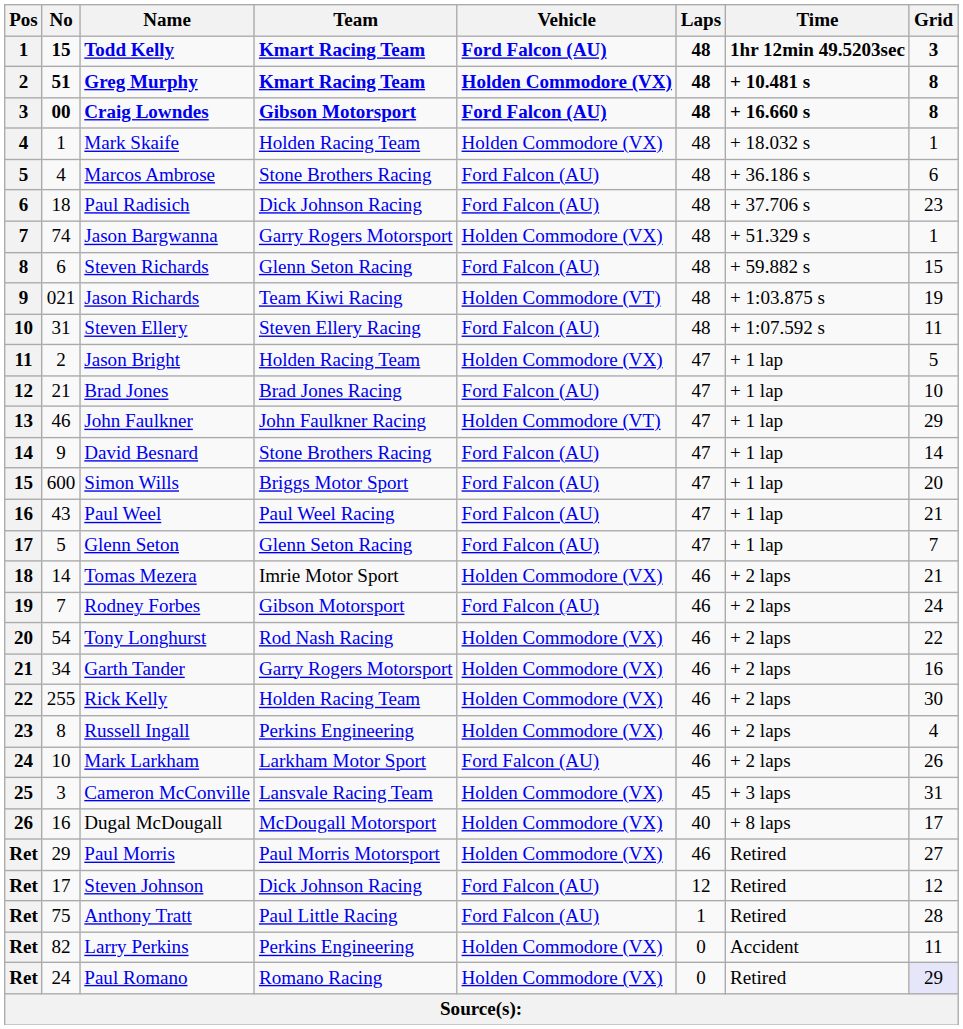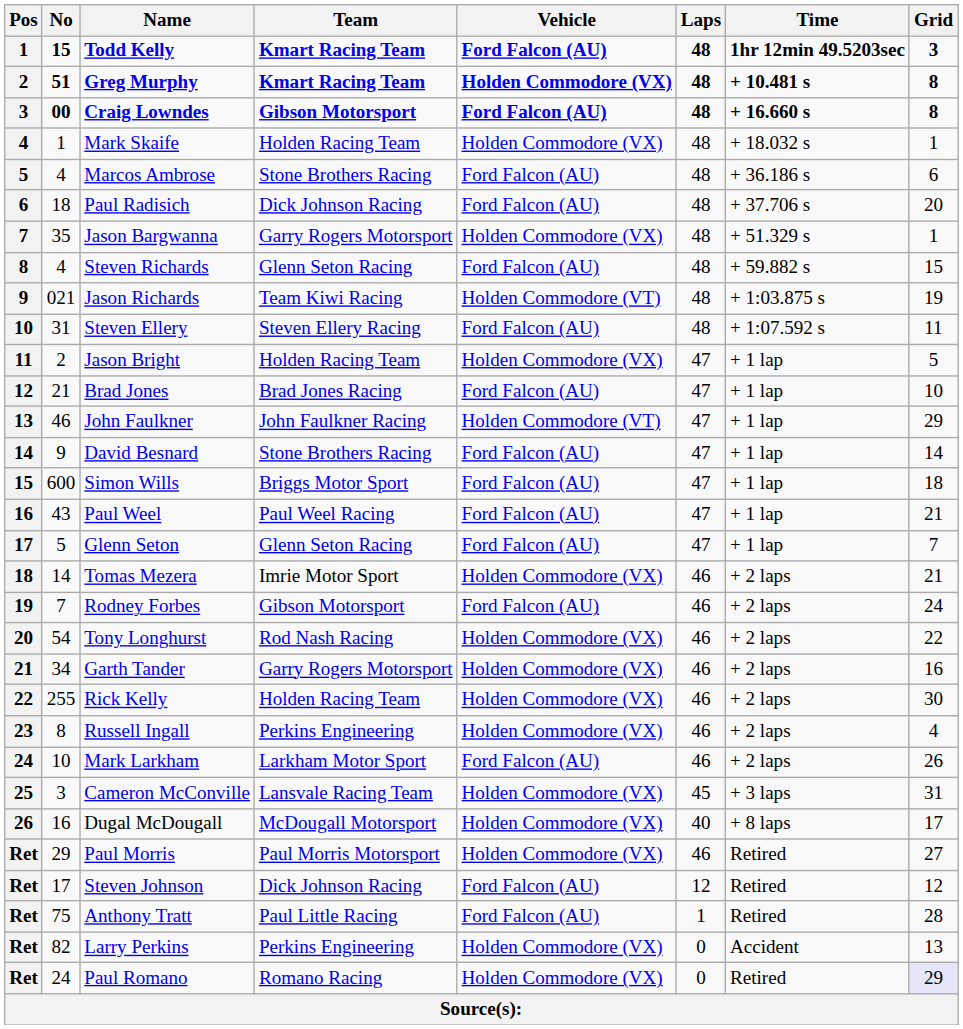(933, 205) 23 -> (933, 205) 20
(61, 236) 74 -> (61, 236) 35
(61, 267) 6 -> (61, 267) 4
(933, 483) 20 -> (933, 483) 18
(933, 947) 11 -> (933, 947) 13
